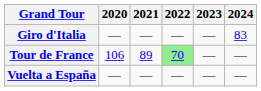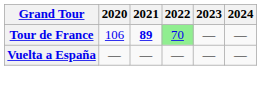- row: (52, 34)
(146, 55) normal -> (146, 34) bold
